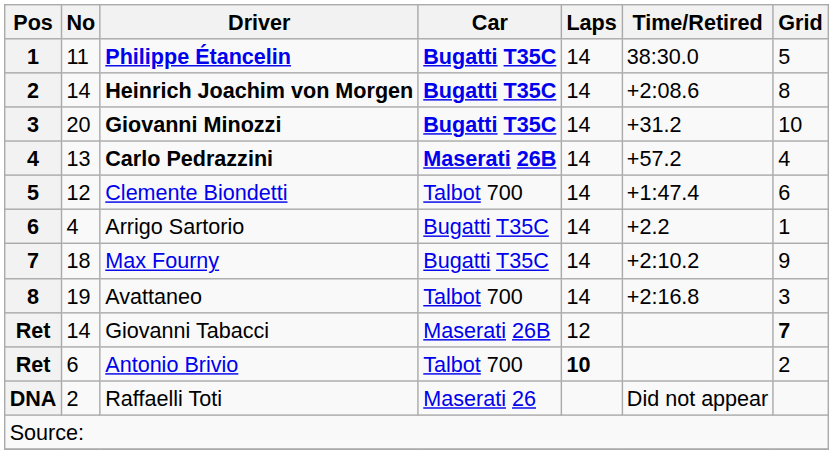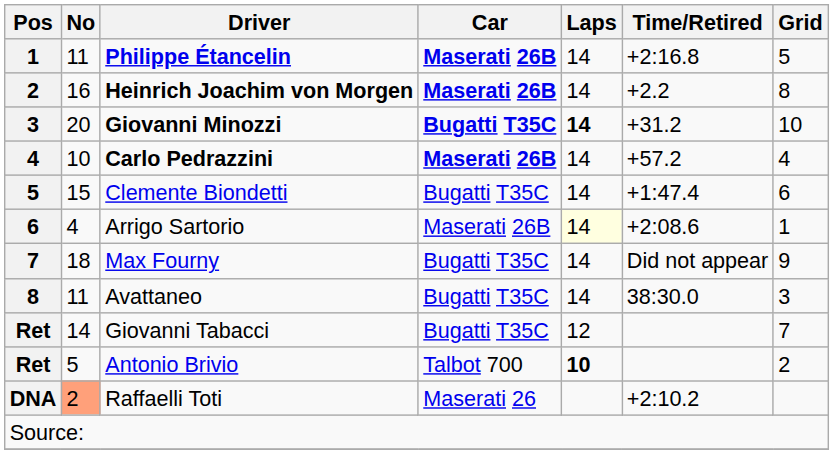(490, 56) Bugatti T35C -> (490, 56) Maserati 26B
(663, 56) 38:30.0 -> (663, 56) +2:16.8
(78, 90) 14 -> (78, 90) 16
(490, 90) Bugatti T35C -> (490, 90) Maserati 26B
(663, 90) +2:08.6 -> (648, 90) +2.2
(578, 124) normal -> (578, 124) bold
(78, 159) 13 -> (78, 159) 10
(78, 193) 12 -> (78, 193) 15
(473, 193) Talbot 700 -> (486, 193) Bugatti T35C
(486, 227) Bugatti T35C -> (487, 227) Maserati 26B
(578, 227) no background -> (578, 227) lightyellow background
(648, 227) +2.2 -> (663, 227) +2:08.6
(663, 261) +2:10.2 -> (698, 261) Did not appear
(78, 295) 19 -> (78, 295) 11
(473, 295) Talbot 700 -> (486, 295) Bugatti T35C
(663, 295) +2:16.8 -> (663, 295) 38:30.0
(487, 330) Maserati 26B -> (486, 330) Bugatti T35C
(784, 330) bold -> (784, 330) normal
(72, 364) 6 -> (72, 364) 5
(72, 398) no background -> (72, 398) lightsalmon background
(698, 398) Did not appear -> (663, 398) +2:10.2
